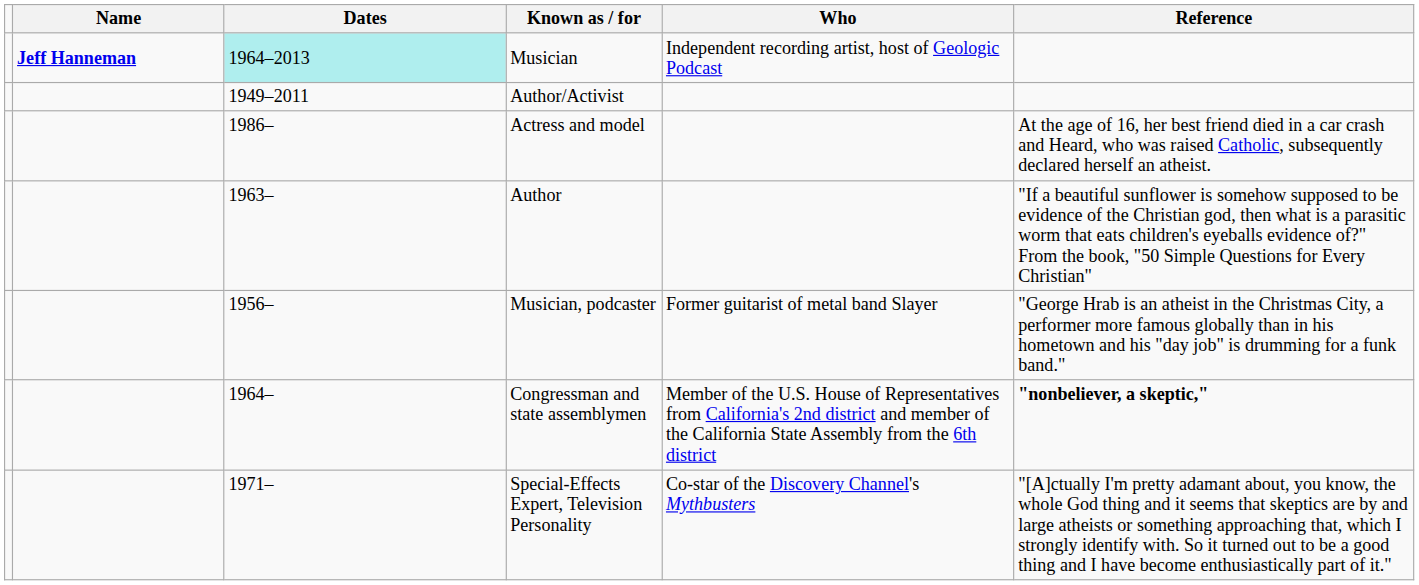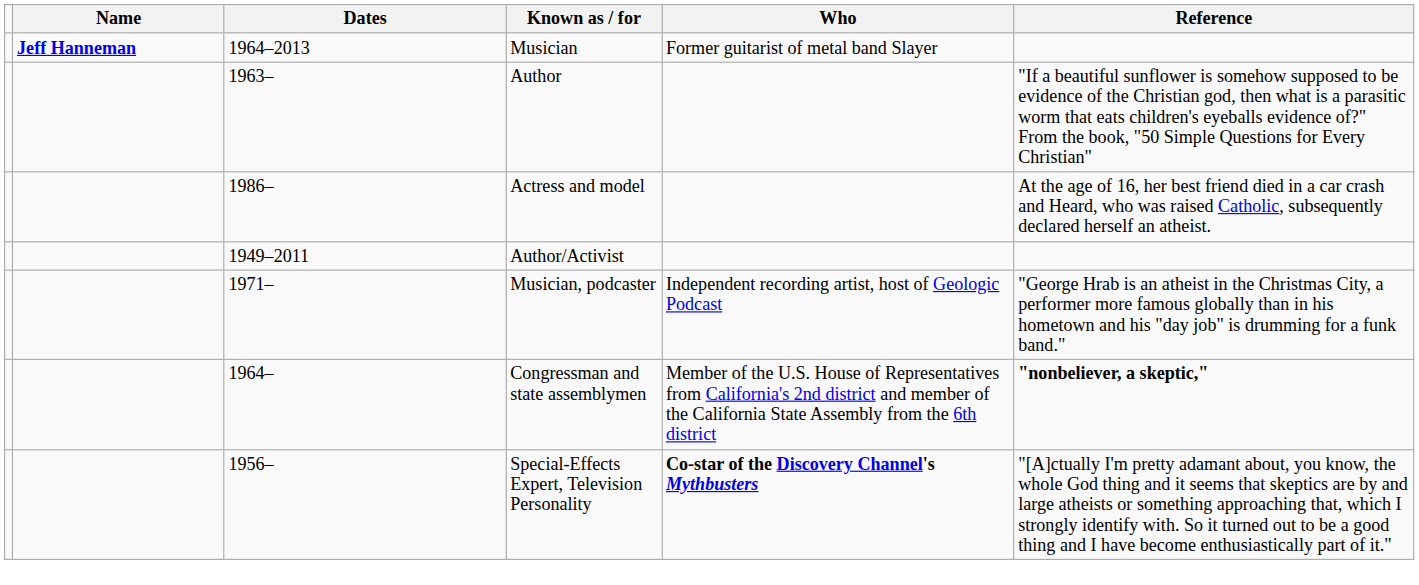(269, 57) paleturquoise background -> (269, 47) no background
(833, 57) Independent recording artist, host of Geologic Podcast -> (802, 47) Former guitarist of metal band Slayer
rows swapped: (536, 194) <-> (567, 96)
(251, 304) 1956– -> (251, 284) 1971–
(802, 304) Former guitarist of metal band Slayer -> (833, 294) Independent recording artist, host of Geologic Podcast
(251, 483) 1971– -> (251, 463) 1956–
(793, 494) normal -> (800, 473) bold
